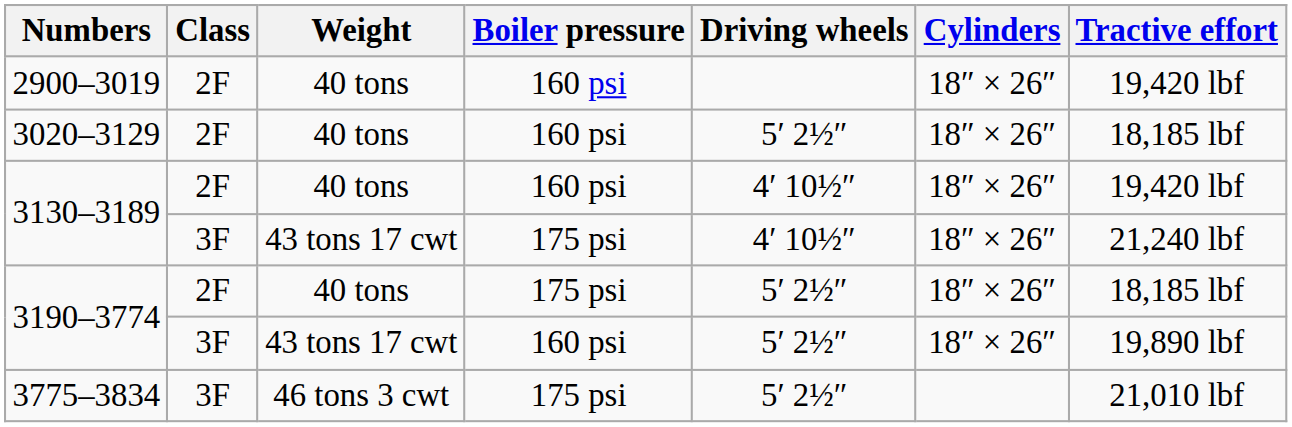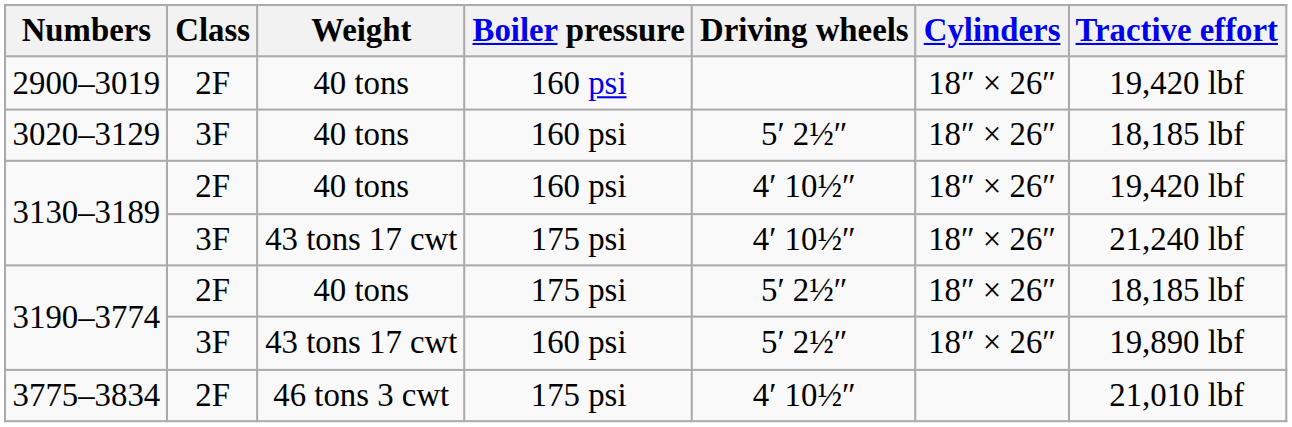(213, 134) 2F -> (213, 134) 3F
(213, 394) 3F -> (213, 394) 2F
(804, 394) 5′ 2½″ -> (804, 394) 4′ 10½″
